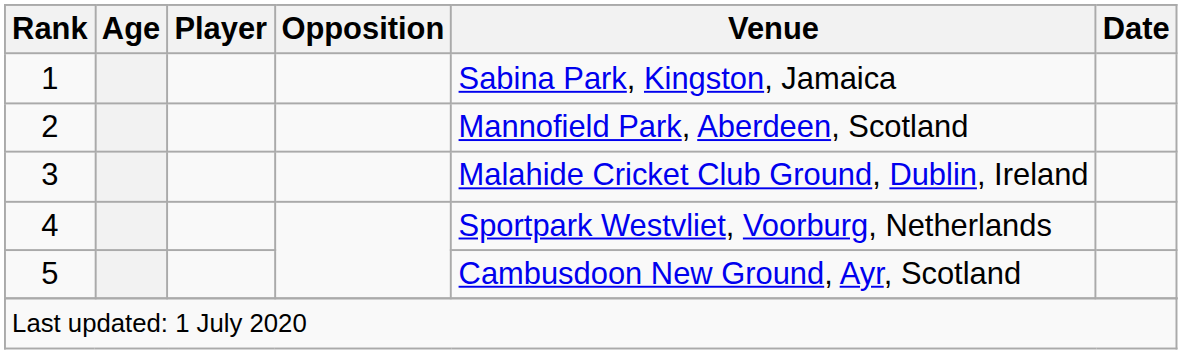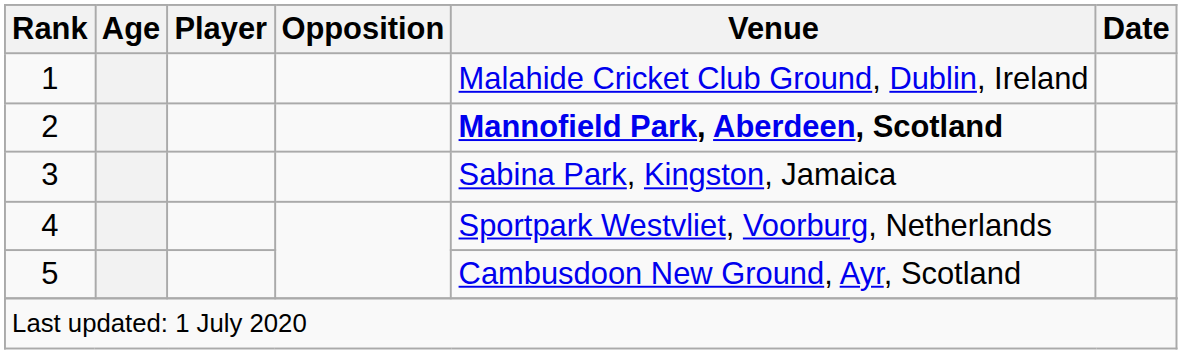(677, 77) Sabina Park, Kingston, Jamaica -> (774, 77) Malahide Cricket Club Ground, Dublin, Ireland
(714, 126) normal -> (731, 126) bold
(774, 175) Malahide Cricket Club Ground, Dublin, Ireland -> (677, 175) Sabina Park, Kingston, Jamaica
